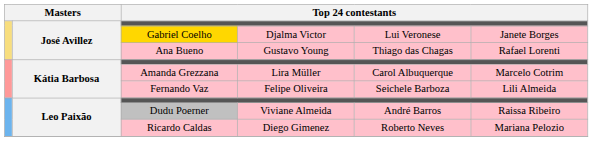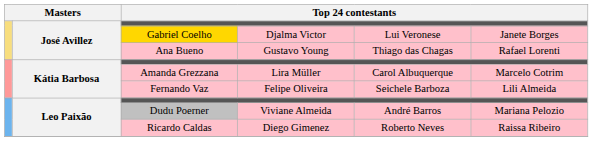(529, 111) Raissa Ribeiro -> (529, 111) Mariana Pelozio
(529, 127) Mariana Pelozio -> (529, 127) Raissa Ribeiro
